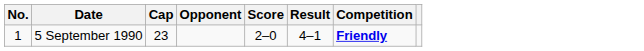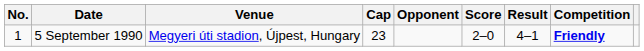+ column: (254, 14)
